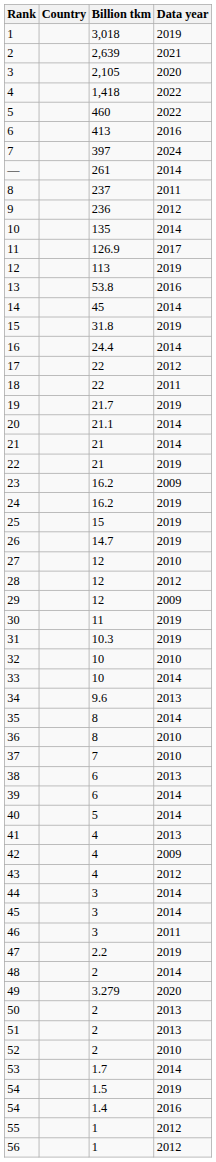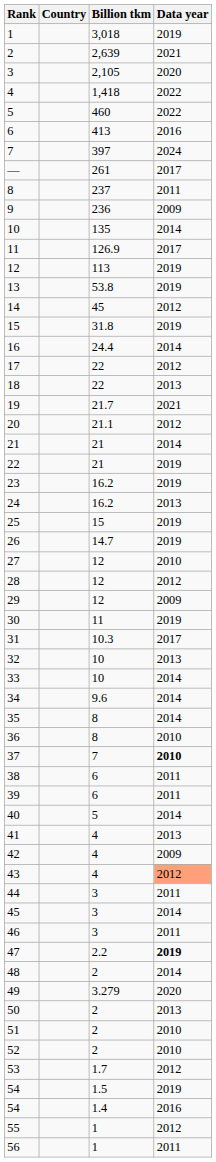(169, 170) 2014 -> (169, 170) 2017
(169, 209) 2012 -> (169, 209) 2009
(169, 287) 2016 -> (169, 287) 2019
(169, 307) 2014 -> (169, 307) 2012
(169, 385) 2011 -> (169, 385) 2013
(169, 405) 2019 -> (169, 405) 2021
(169, 424) 2014 -> (169, 424) 2012
(169, 483) 2009 -> (169, 483) 2019
(169, 502) 2019 -> (169, 502) 2013
(169, 639) 2019 -> (169, 639) 2017
(169, 659) 2010 -> (169, 659) 2013
(169, 698) 2013 -> (169, 698) 2014
(169, 756) normal -> (169, 756) bold
(169, 776) 2013 -> (169, 776) 2011
(169, 795) 2014 -> (169, 795) 2011
(169, 873) no background -> (169, 873) lightsalmon background
(169, 893) 2014 -> (169, 893) 2011
(169, 952) normal -> (169, 952) bold
(169, 1030) 2013 -> (169, 1030) 2010
(169, 1069) 2014 -> (169, 1069) 2012
(169, 1147) 2012 -> (169, 1147) 2011
